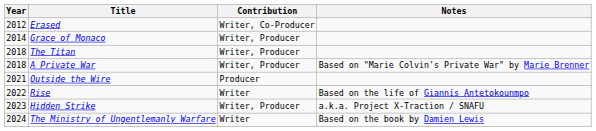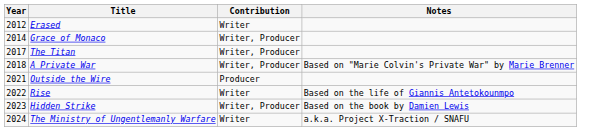(267, 25) Writer, Co-Producer -> (235, 25) Writer
(16, 52) 2018 -> (16, 52) 2017
(401, 106) a.k.a. Project X-Traction / SNAFU -> (386, 106) Based on the book by Damien Lewis
(401, 120) Based on the book by Damien Lewis -> (386, 120) a.k.a. Project X-Traction / SNAFU
